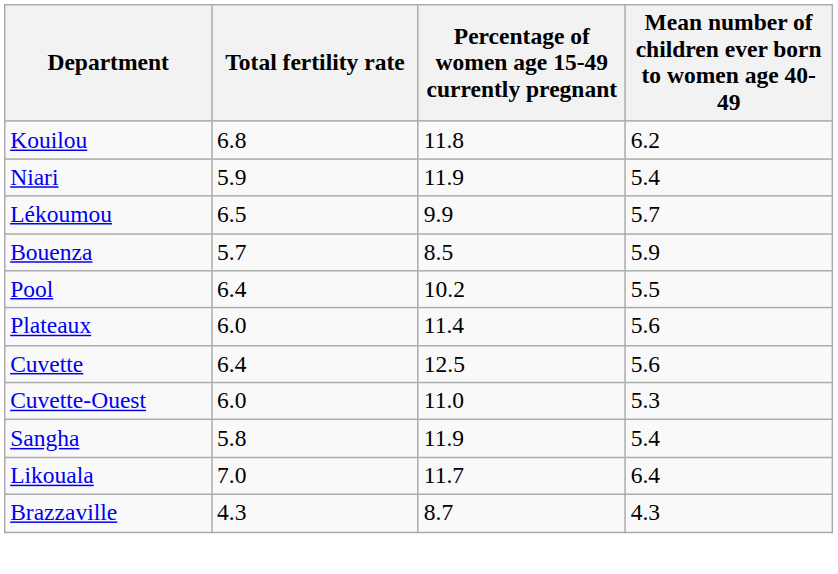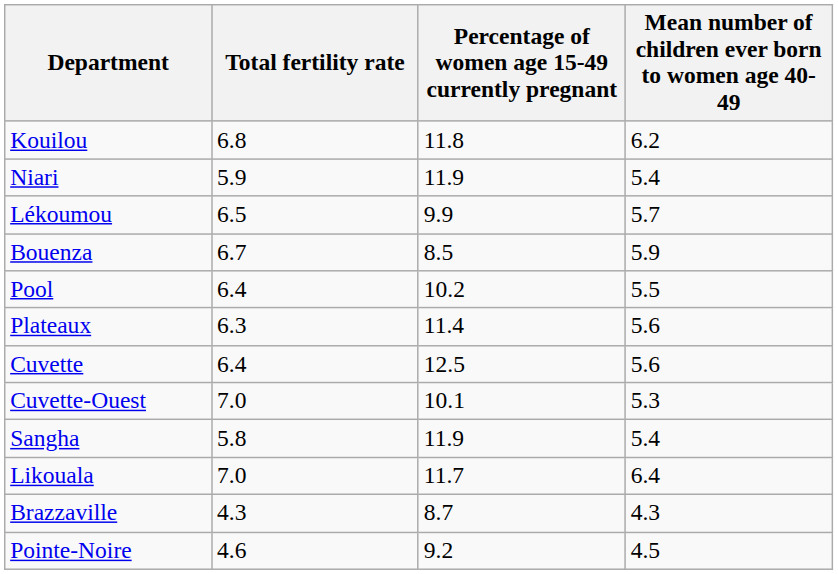(232, 251) 5.7 -> (232, 251) 6.7
(232, 326) 6.0 -> (232, 326) 6.3
(232, 400) 6.0 -> (232, 400) 7.0
(444, 400) 11.0 -> (444, 400) 10.1
+ row: (71, 550)
